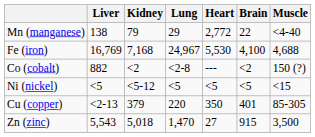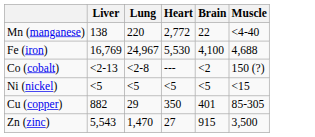- column: (145, 13)
(174, 31) 29 -> (136, 31) 220
(99, 68) 882 -> (104, 68) <2-13
(104, 104) <2-13 -> (99, 104) 882
(177, 104) 220 -> (133, 104) 29
